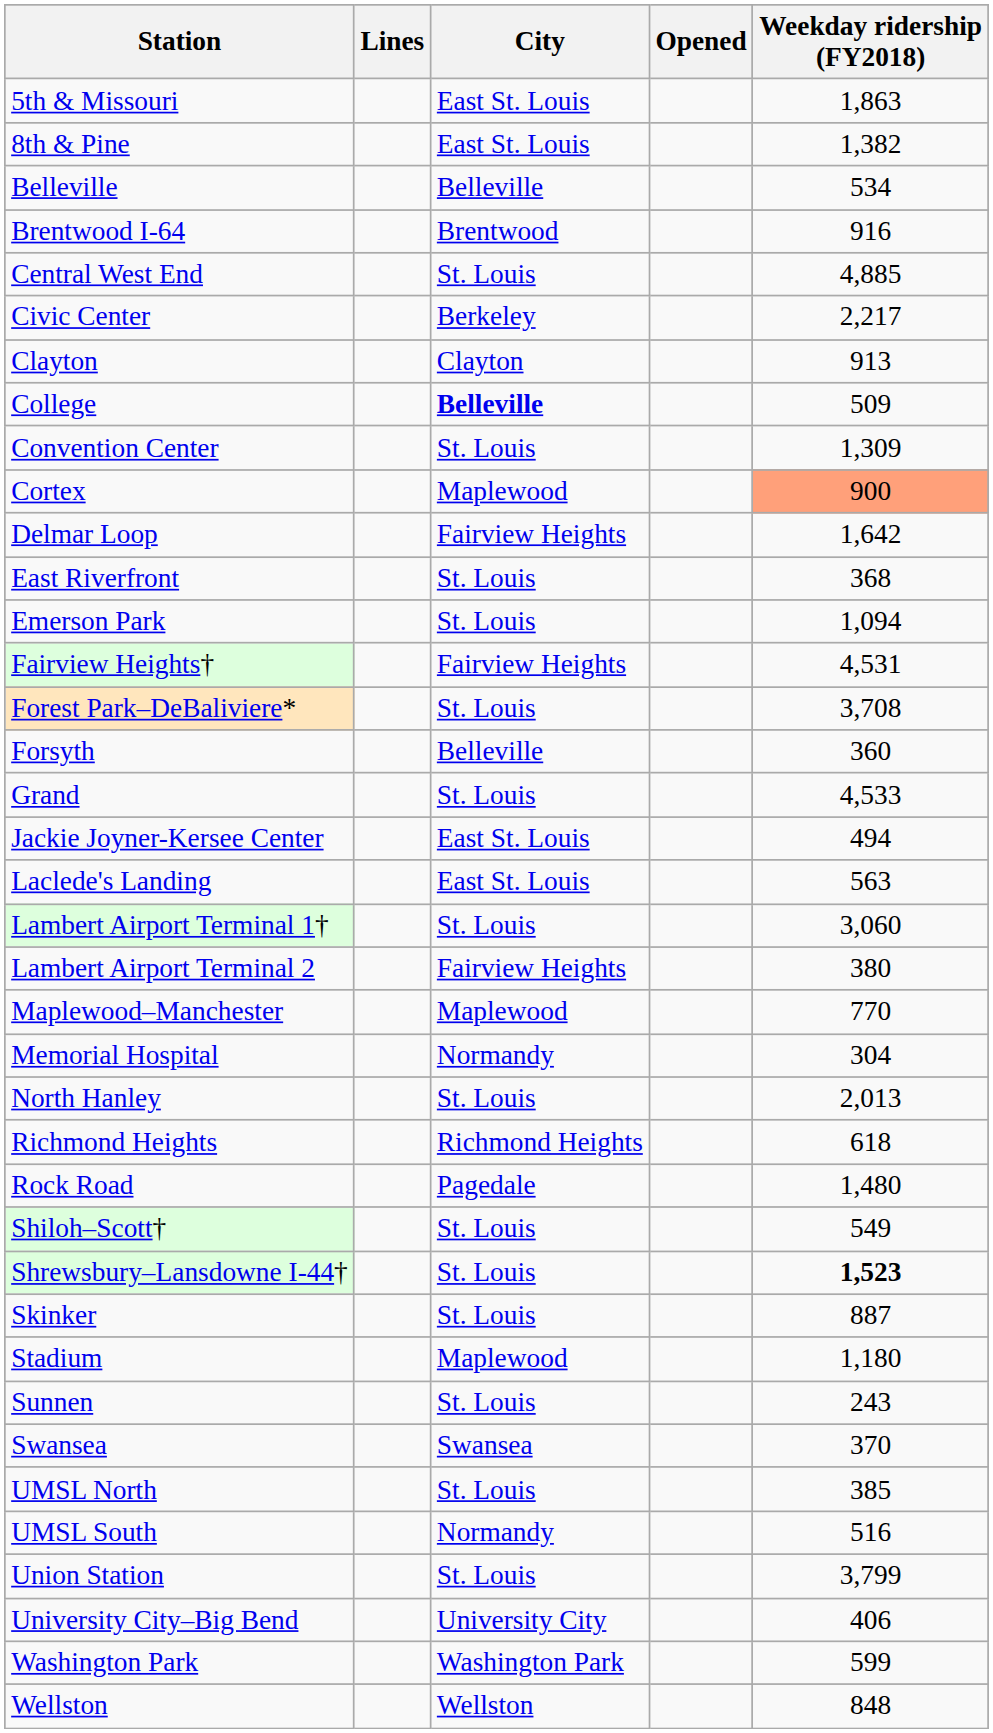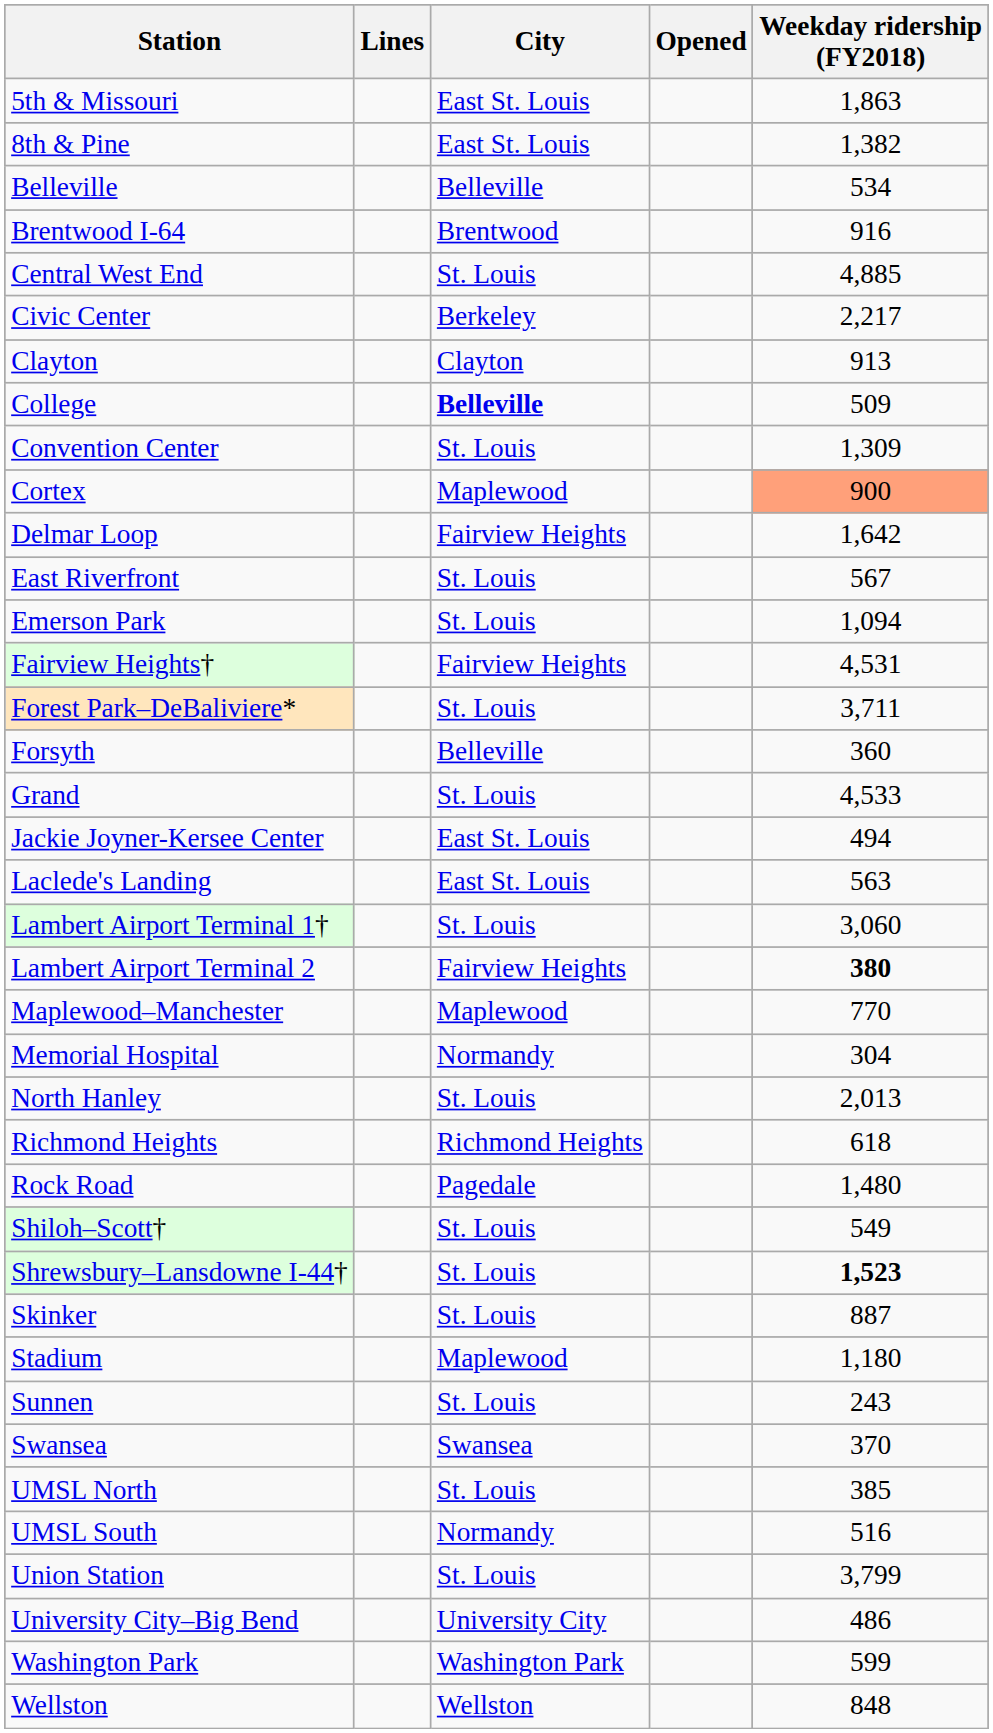(871, 577) 368 -> (871, 577) 567
(871, 707) 3,708 -> (871, 707) 3,711
(871, 968) normal -> (871, 968) bold
(871, 1619) 406 -> (871, 1619) 486
